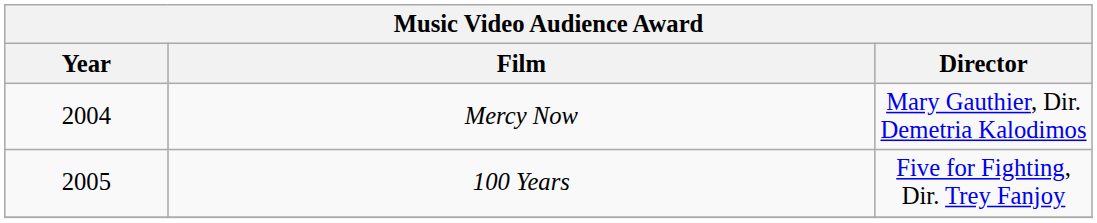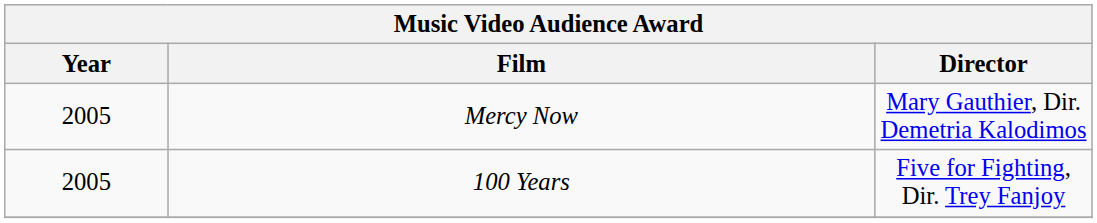(86, 116) 2004 -> (86, 116) 2005
